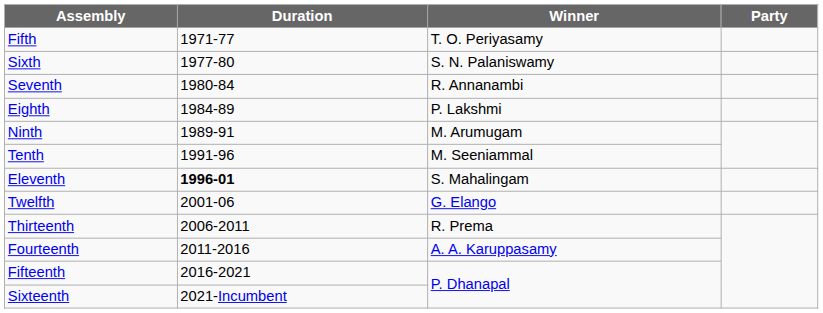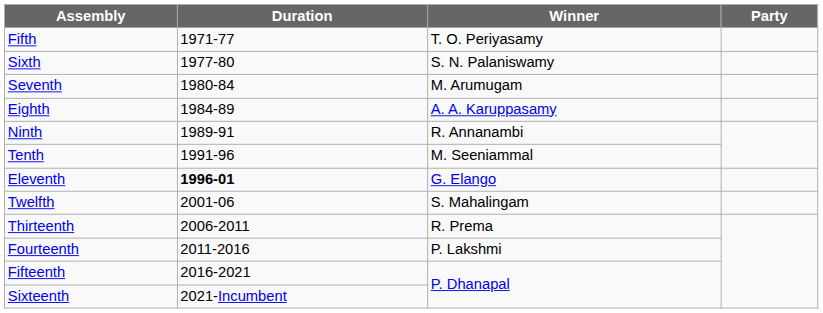(477, 86) R. Annanambi -> (477, 86) M. Arumugam
(466, 109) P. Lakshmi -> (494, 109) A. A. Karuppasamy
(477, 132) M. Arumugam -> (477, 132) R. Annanambi
(480, 179) S. Mahalingam -> (463, 179) G. Elango
(463, 202) G. Elango -> (480, 202) S. Mahalingam
(494, 249) A. A. Karuppasamy -> (466, 249) P. Lakshmi
